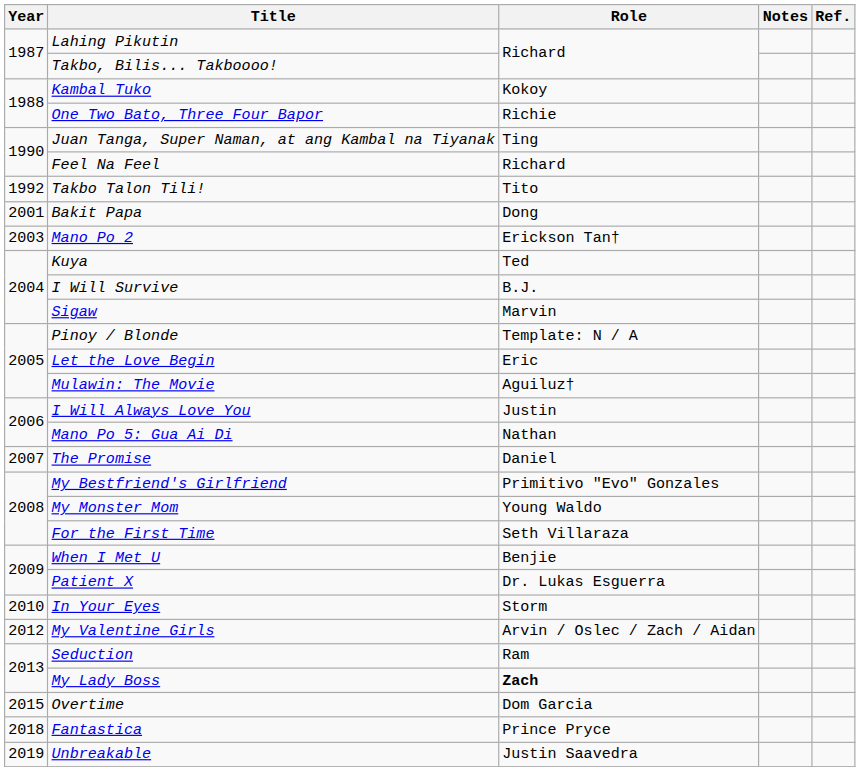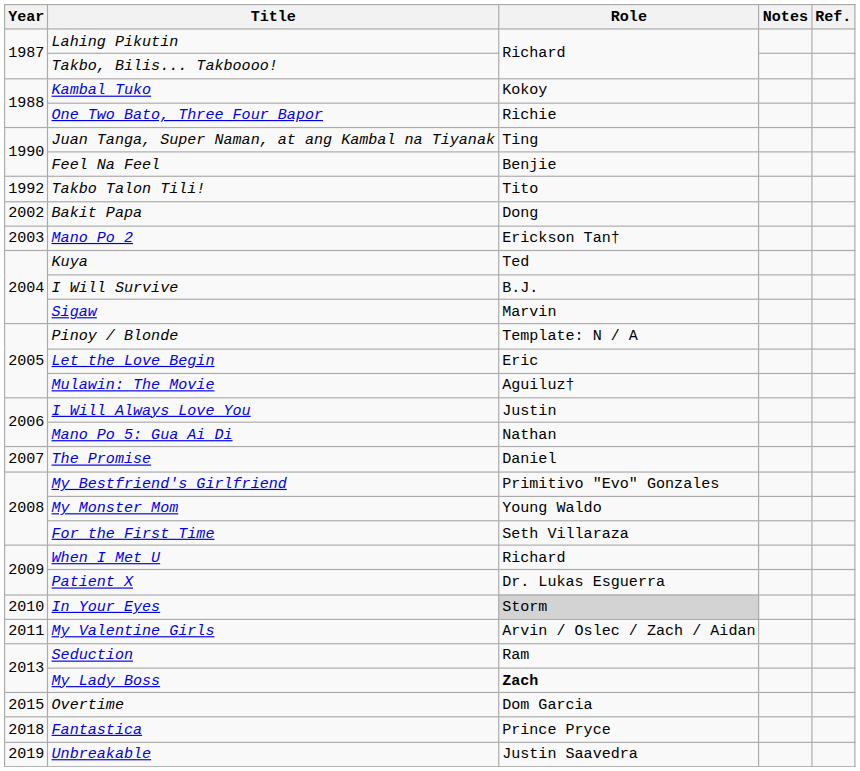(534, 164) Richard -> (529, 164) Benjie
(26, 213) 2001 -> (26, 213) 2002
(529, 558) Benjie -> (534, 558) Richard
(525, 607) no background -> (525, 607) lightgrey background
(26, 631) 2012 -> (26, 631) 2011
